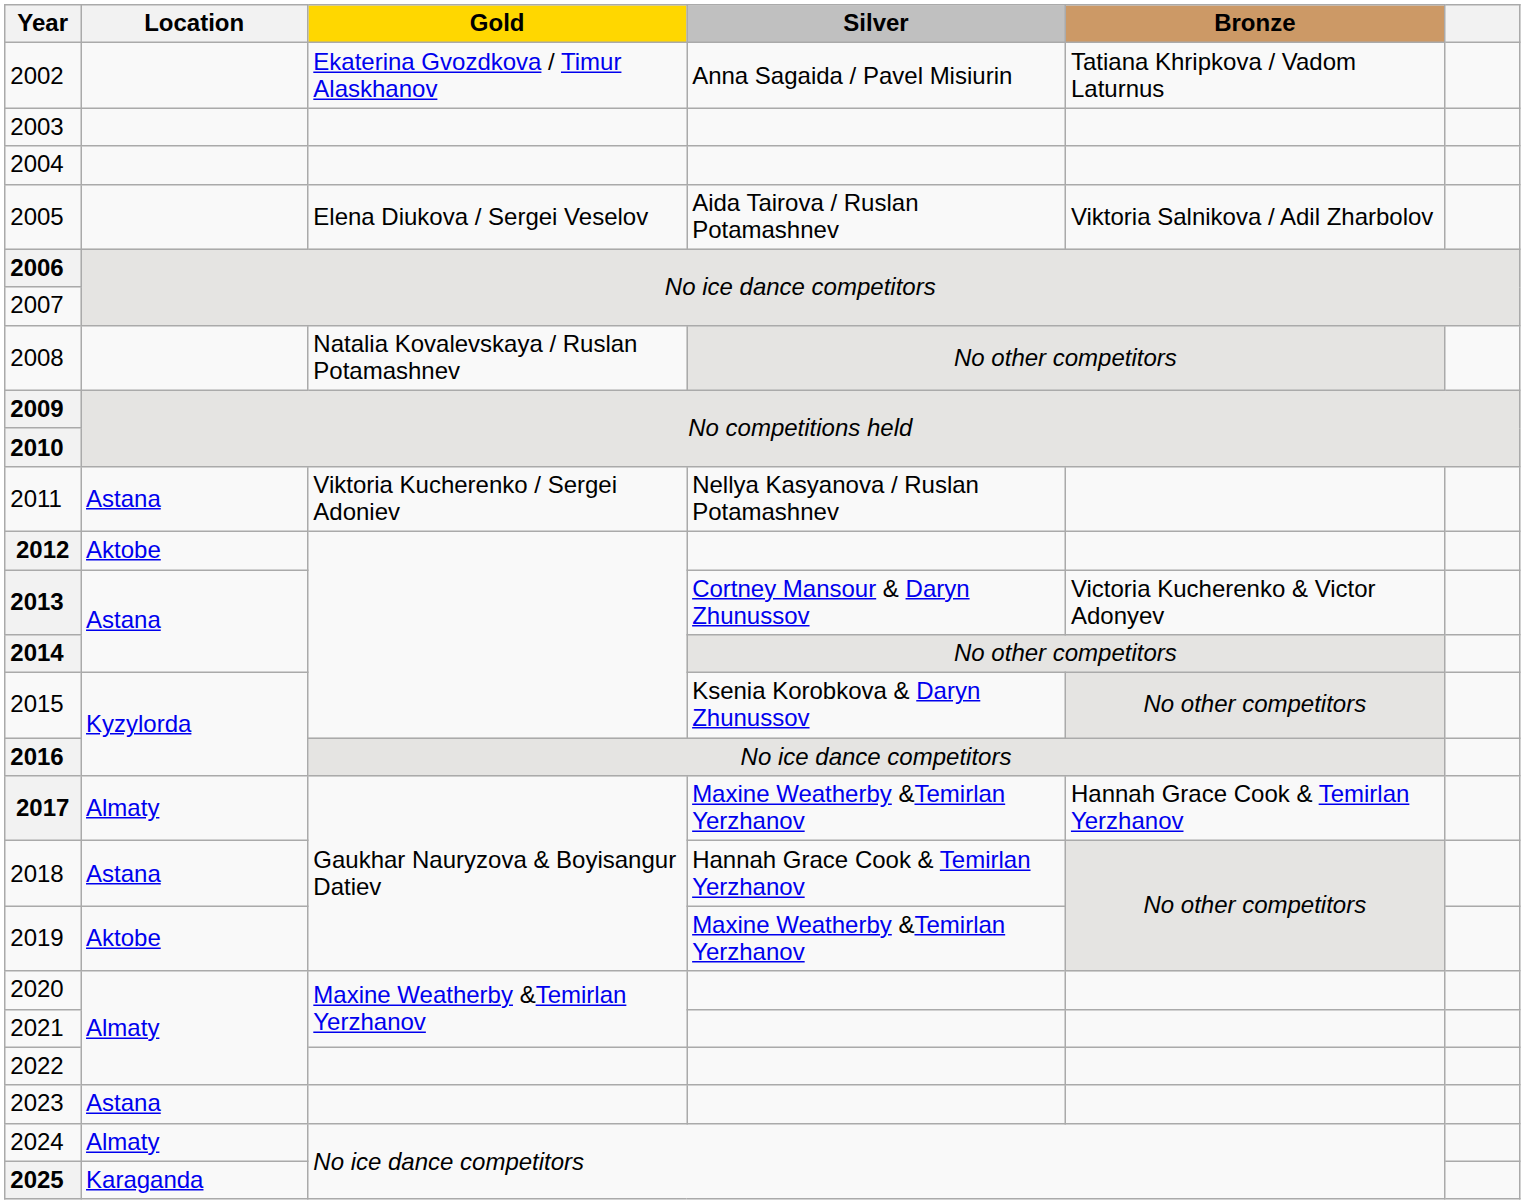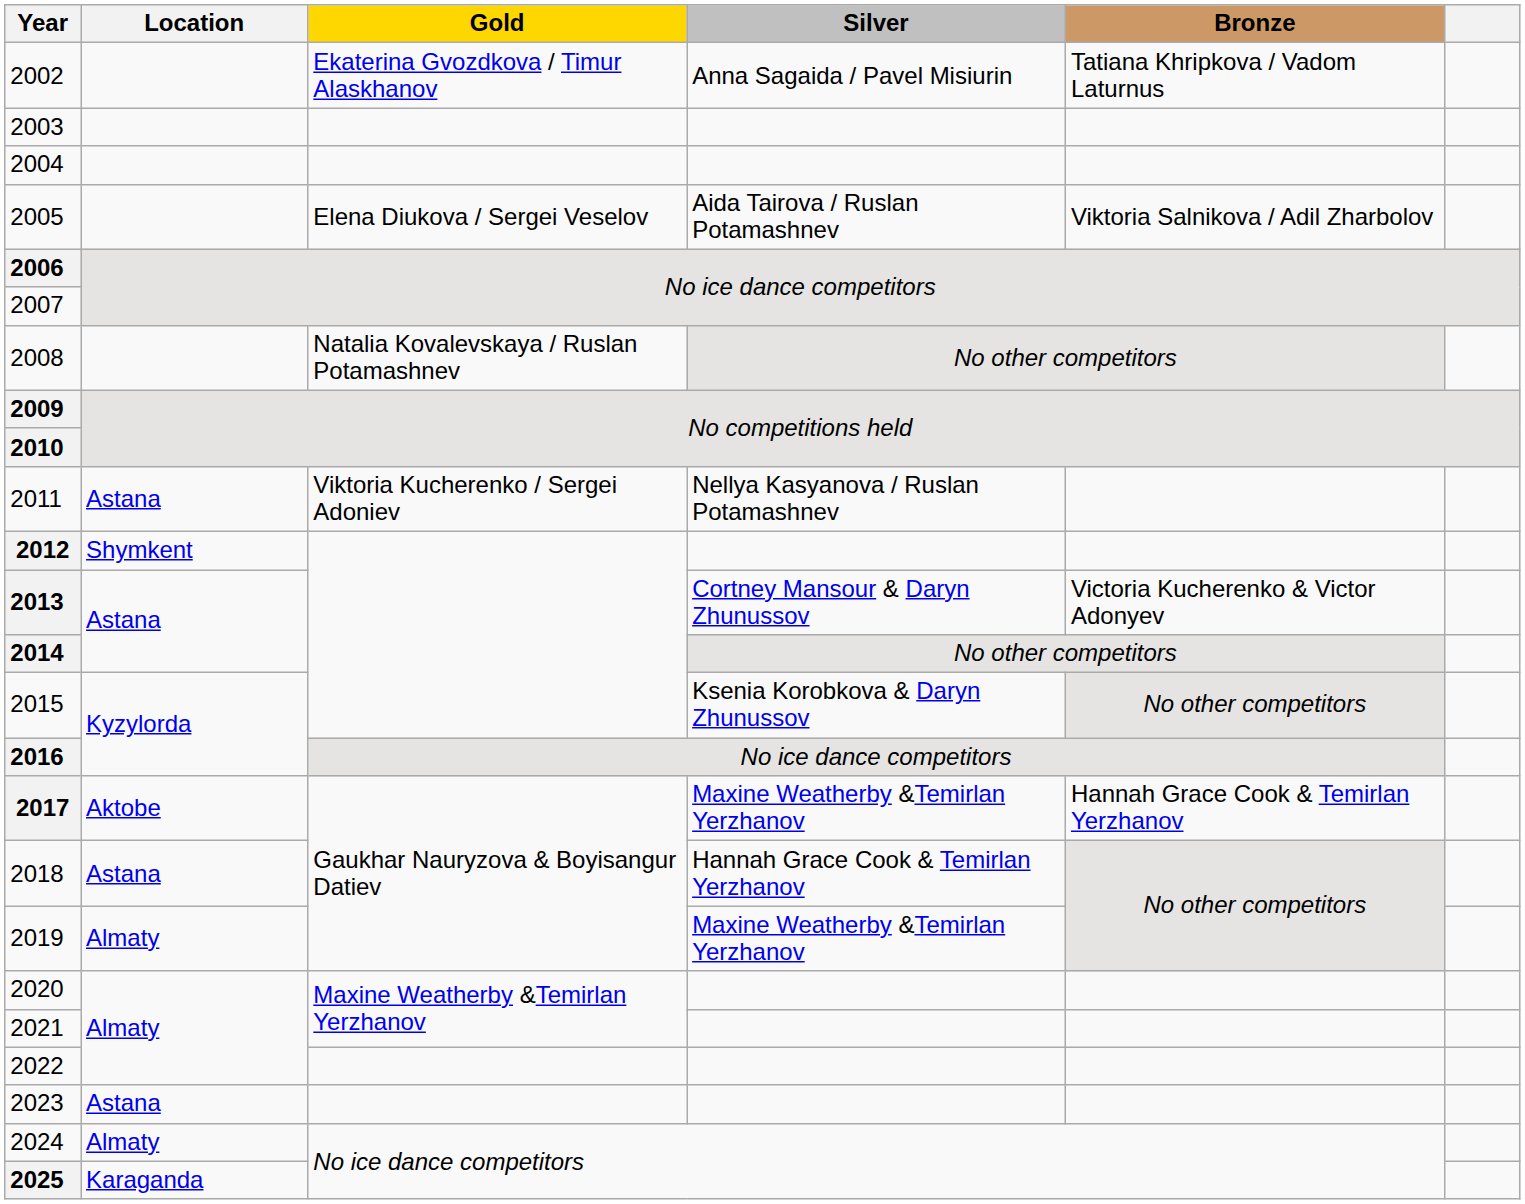(123, 550) Aktobe -> (139, 550) Shymkent
(123, 808) Almaty -> (123, 808) Aktobe
(123, 938) Aktobe -> (123, 938) Almaty
